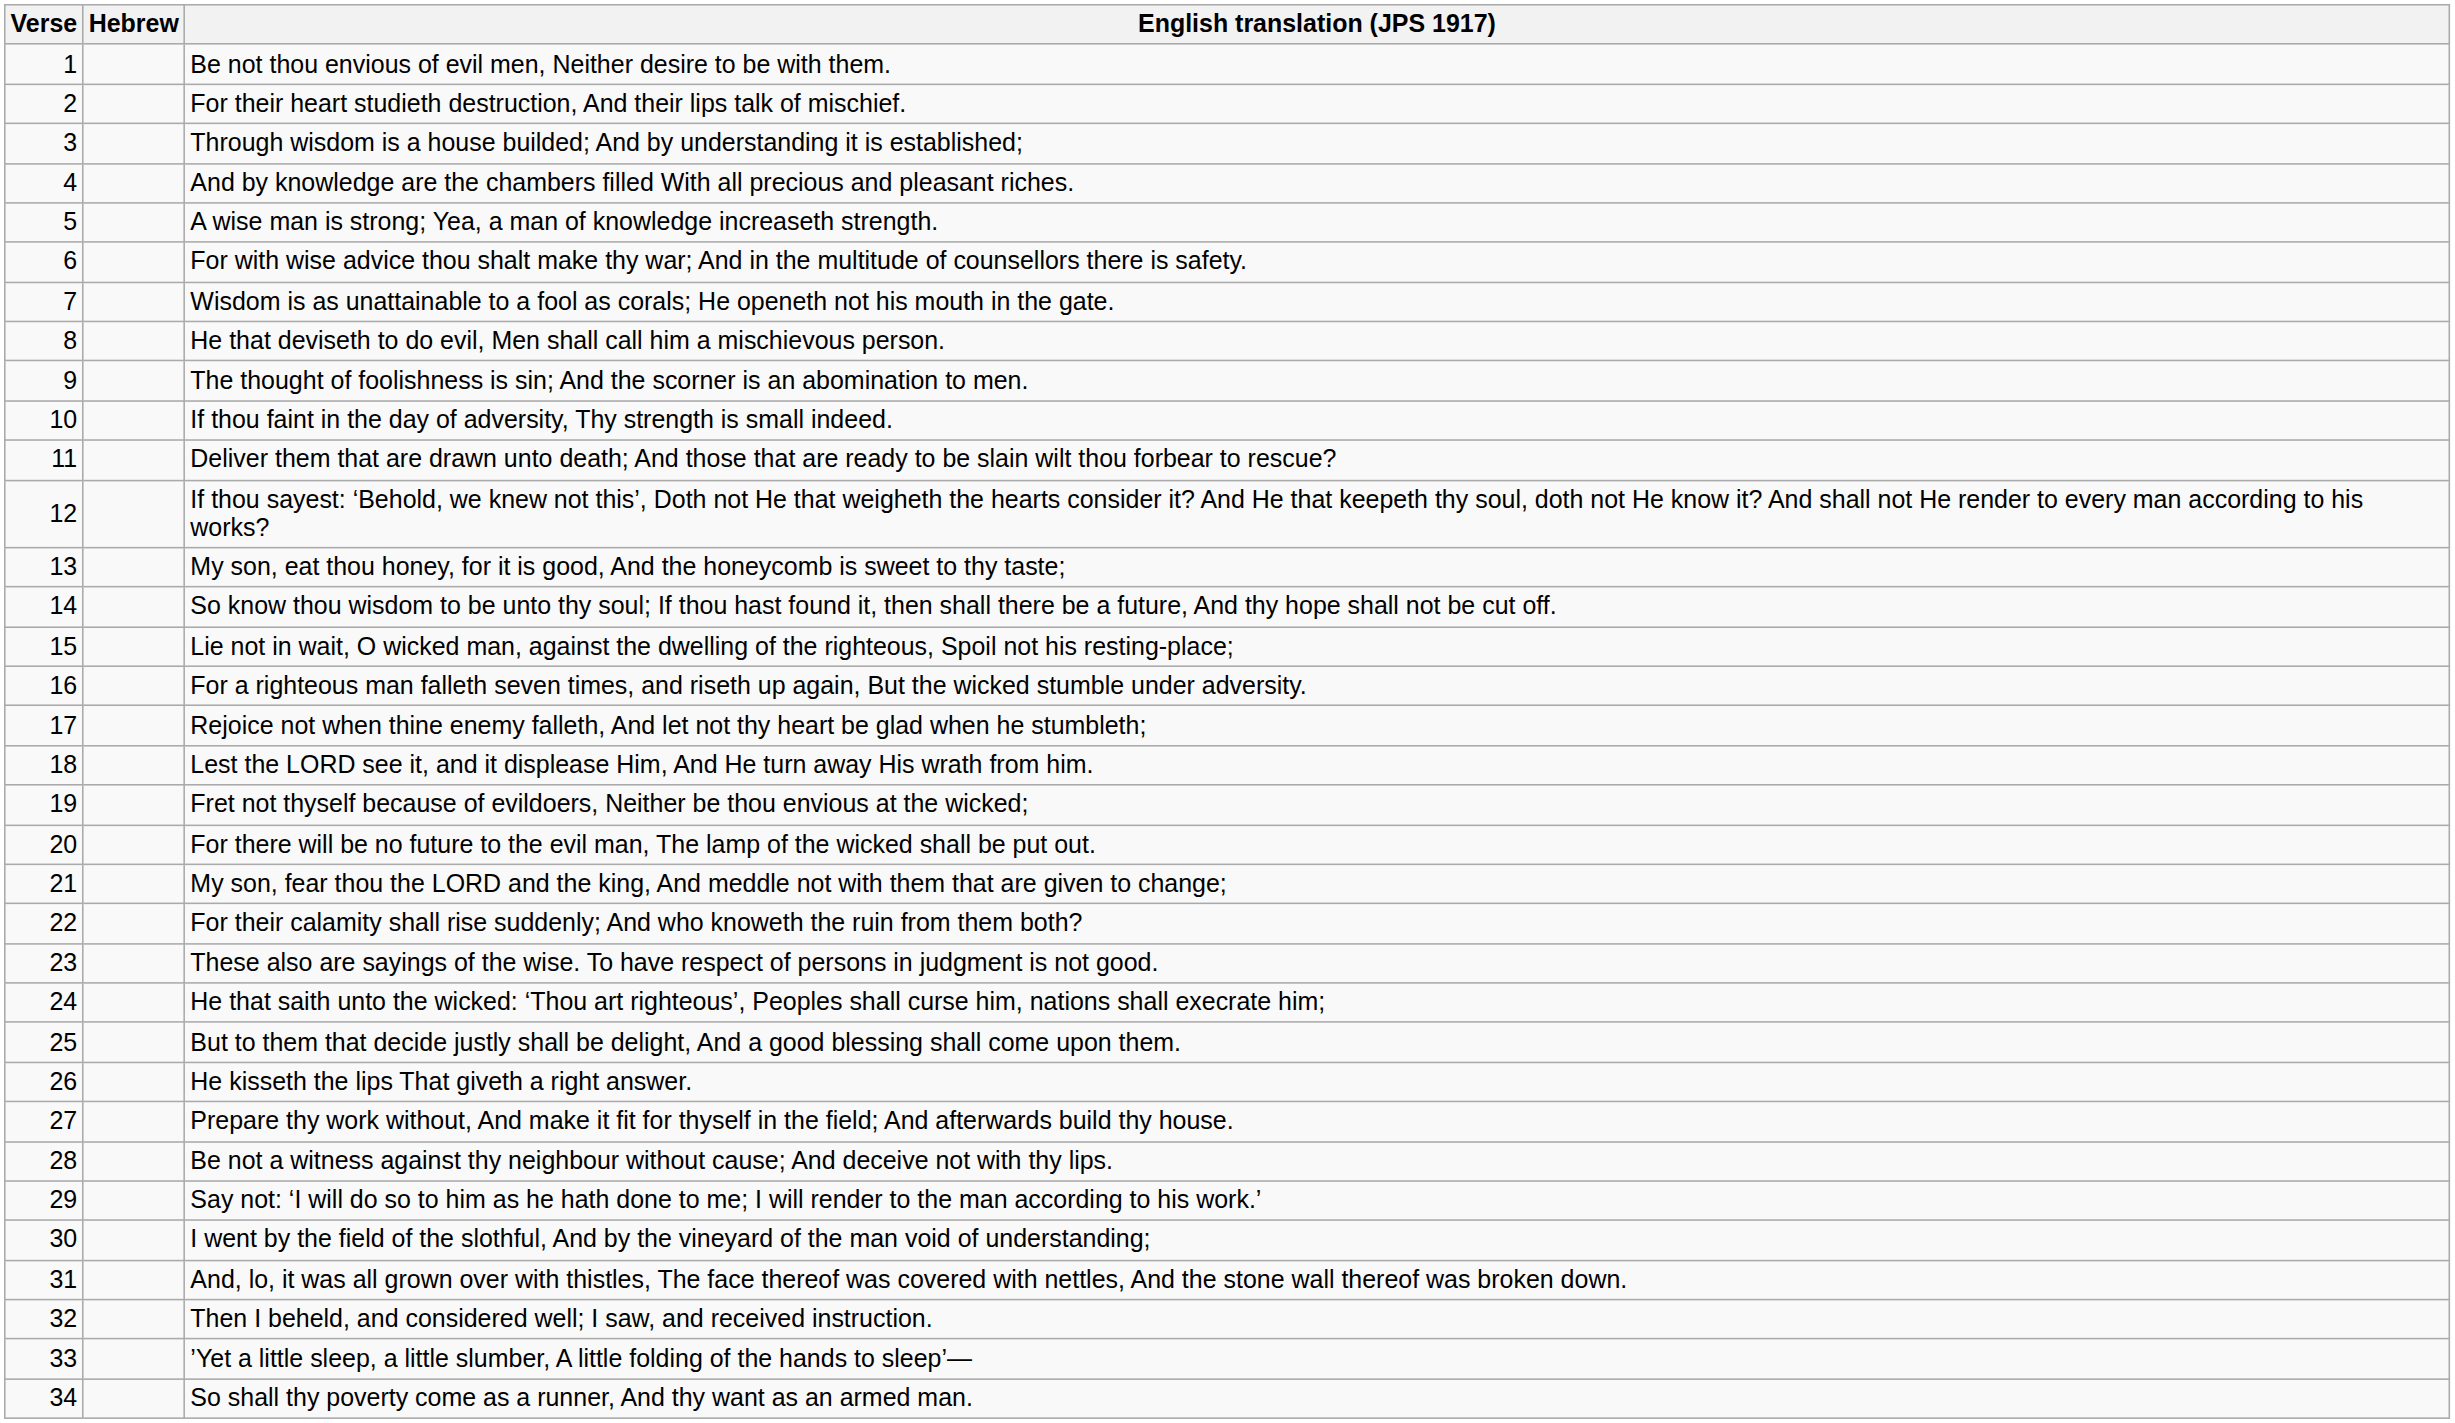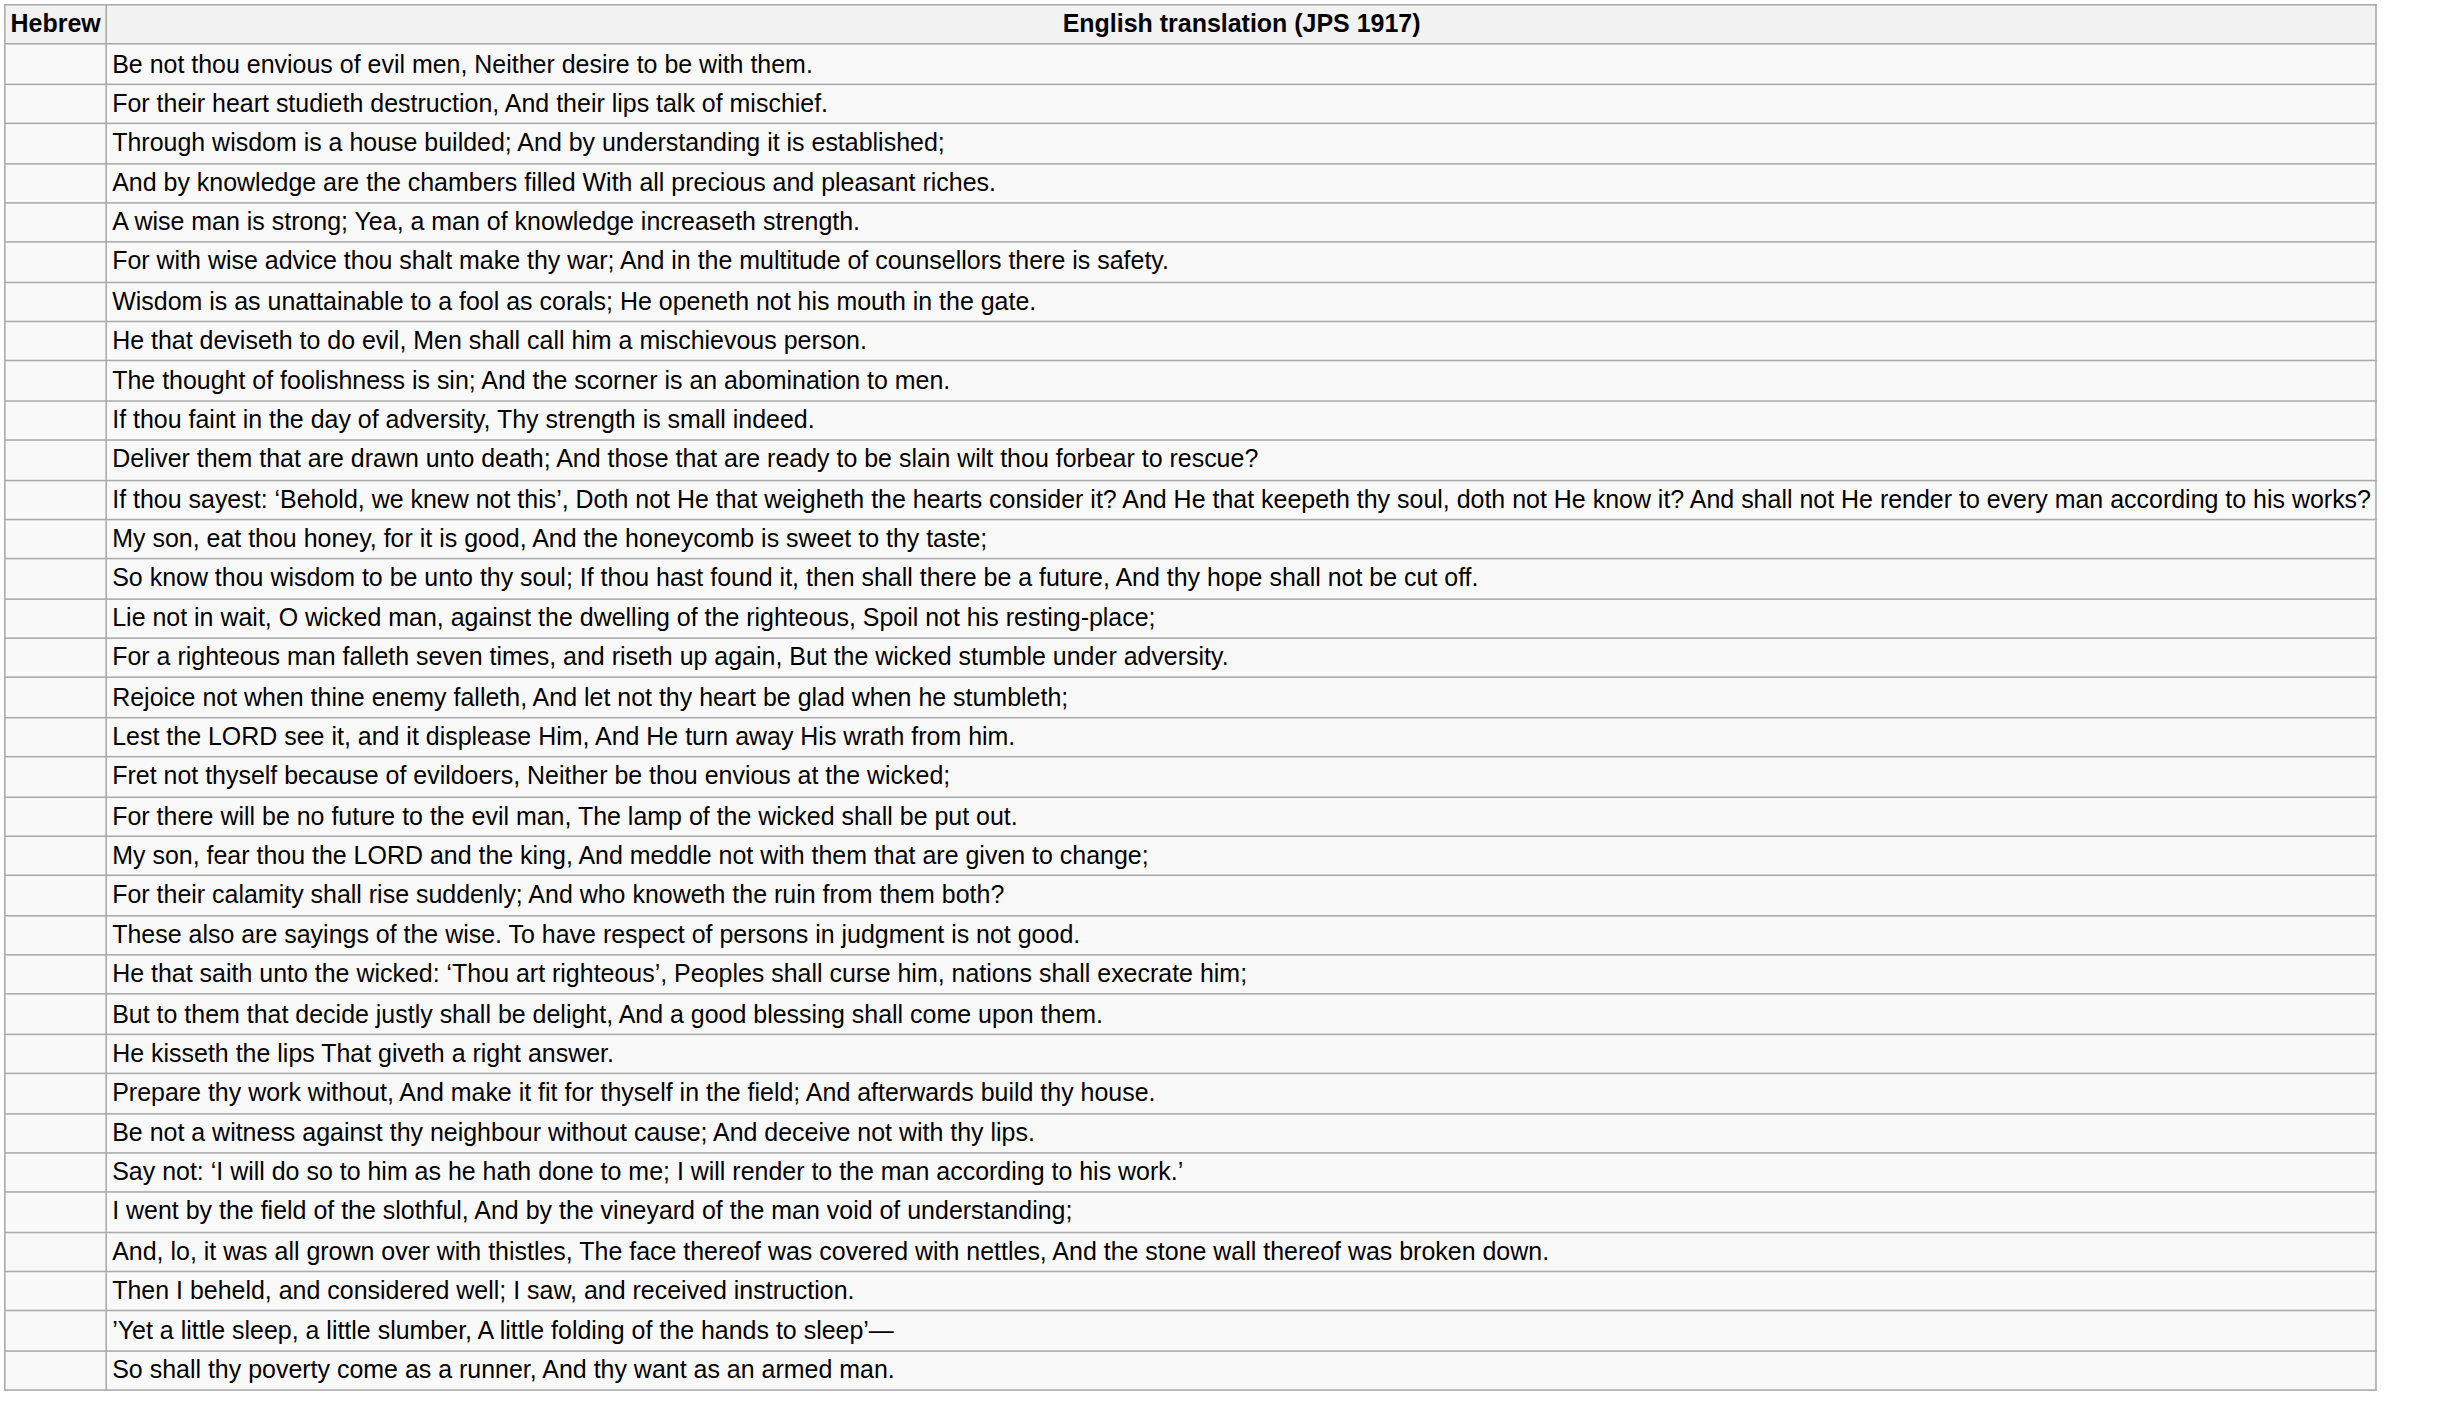- column: (44, 24)
